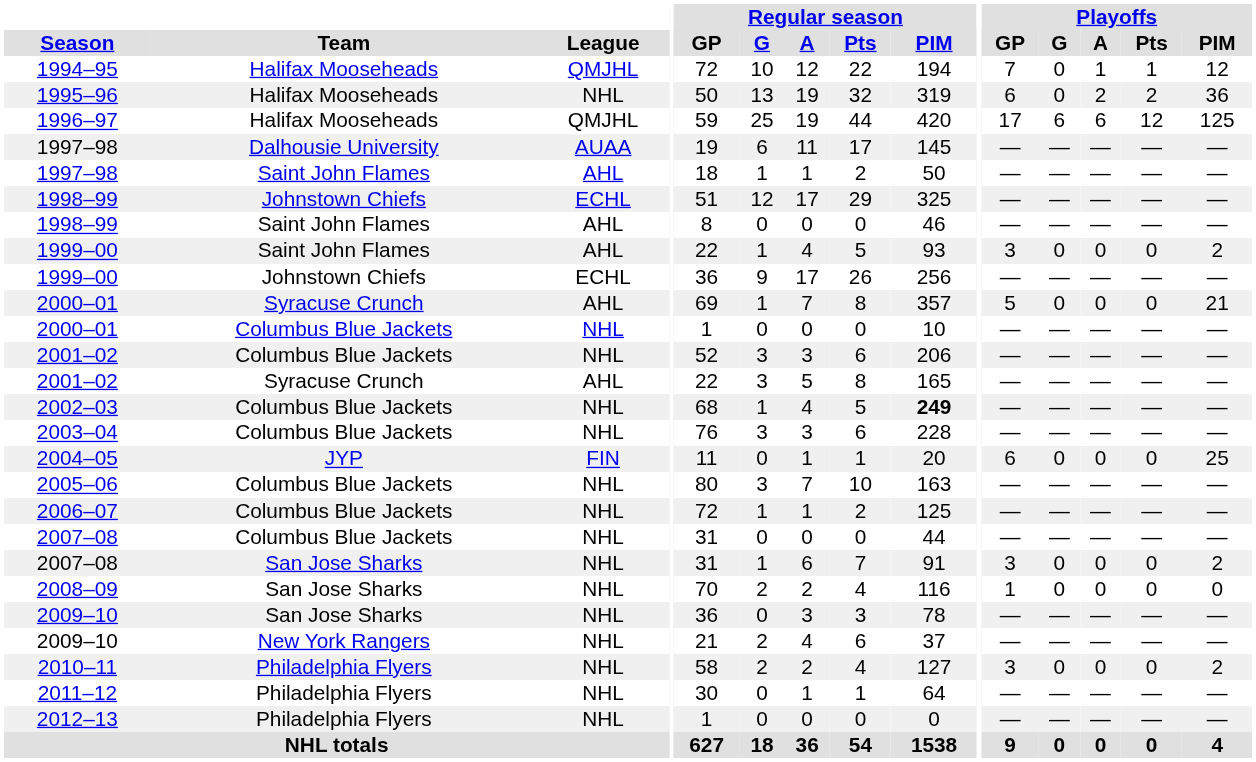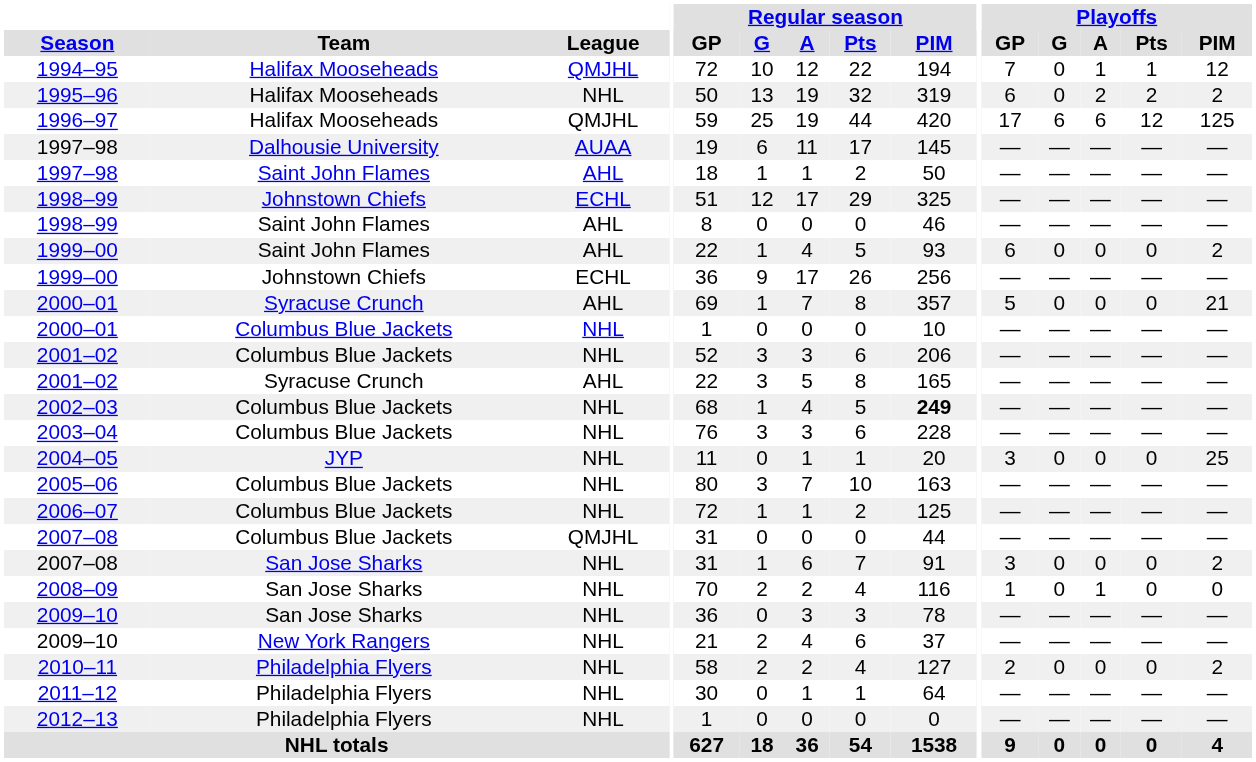(1217, 94) 36 -> (1217, 94) 2
(1010, 250) 3 -> (1010, 250) 6
(603, 458) FIN -> (603, 458) NHL
(1010, 458) 6 -> (1010, 458) 3
(603, 536) NHL -> (603, 536) QMJHL
(1100, 588) 0 -> (1100, 588) 1
(1010, 666) 3 -> (1010, 666) 2
